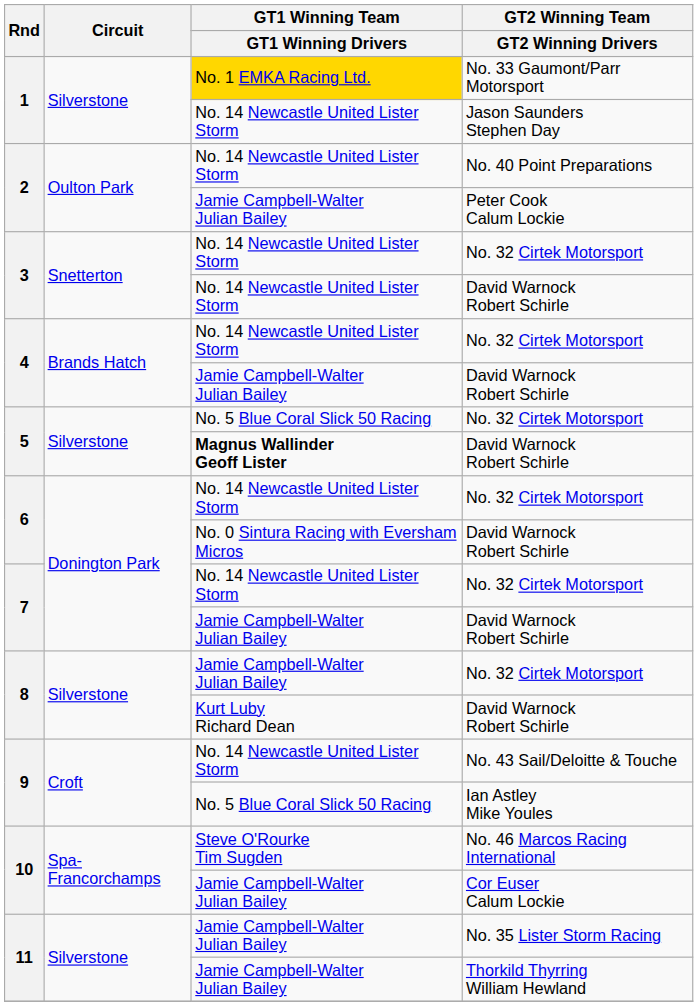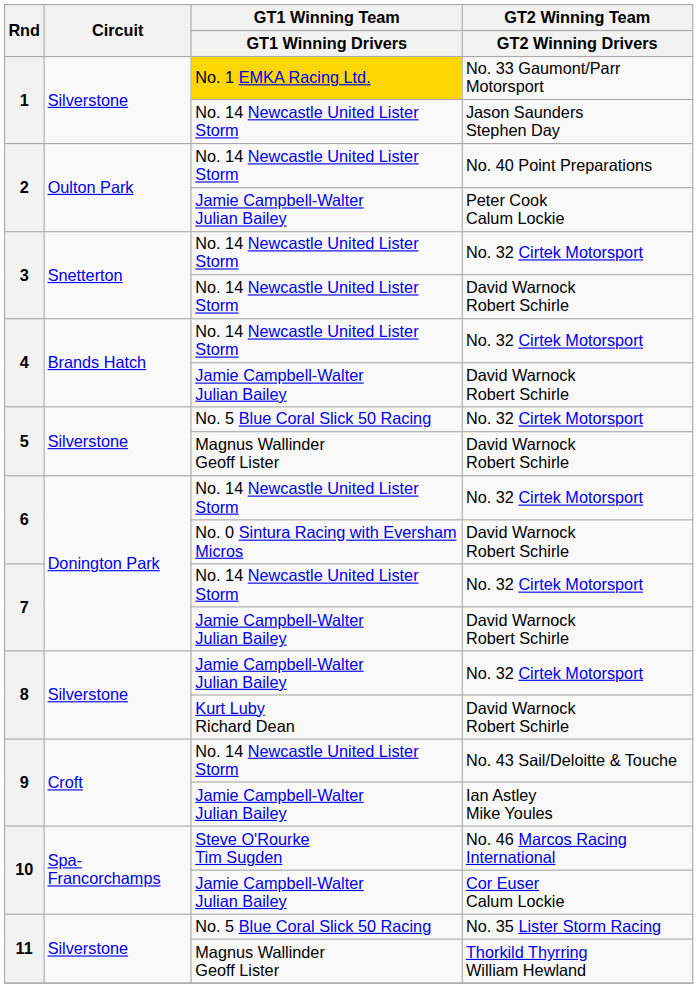(265, 454) bold -> (260, 454) normal
(313, 805) No. 5 Blue Coral Slick 50 Racing -> (279, 805) Jamie Campbell-Walter Julian Bailey
(279, 936) Jamie Campbell-Walter Julian Bailey -> (313, 927) No. 5 Blue Coral Slick 50 Racing
(279, 980) Jamie Campbell-Walter Julian Bailey -> (260, 962) Magnus Wallinder Geoff Lister
